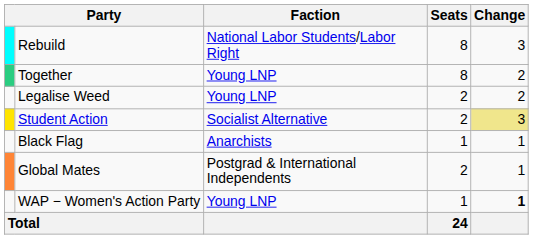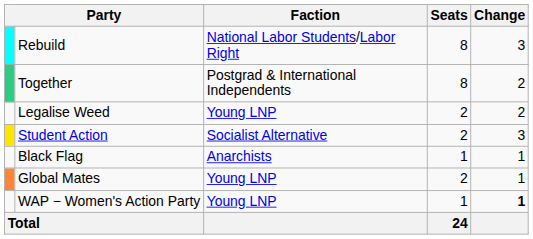(242, 75) Young LNP -> (281, 83) Postgrad & International Independents
(521, 119) khaki background -> (521, 135) no background
(281, 171) Postgrad & International Independents -> (242, 179) Young LNP
